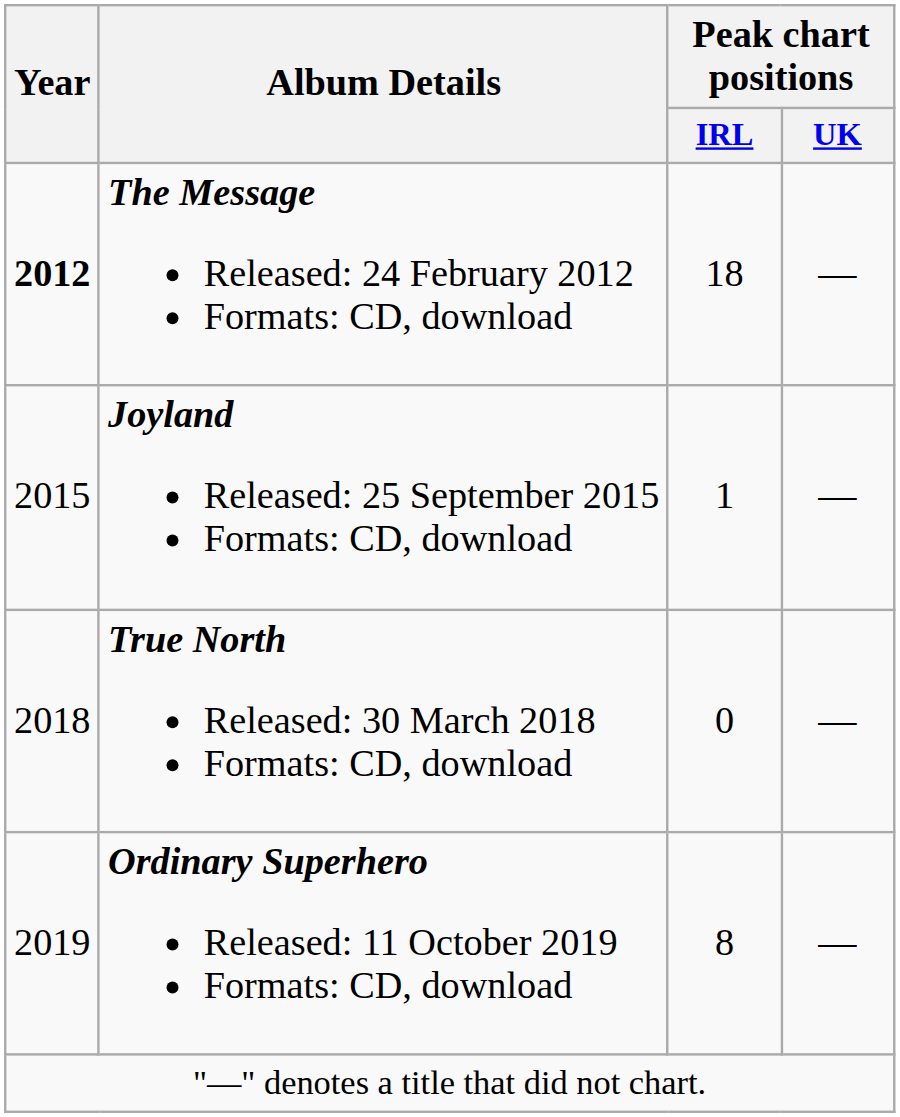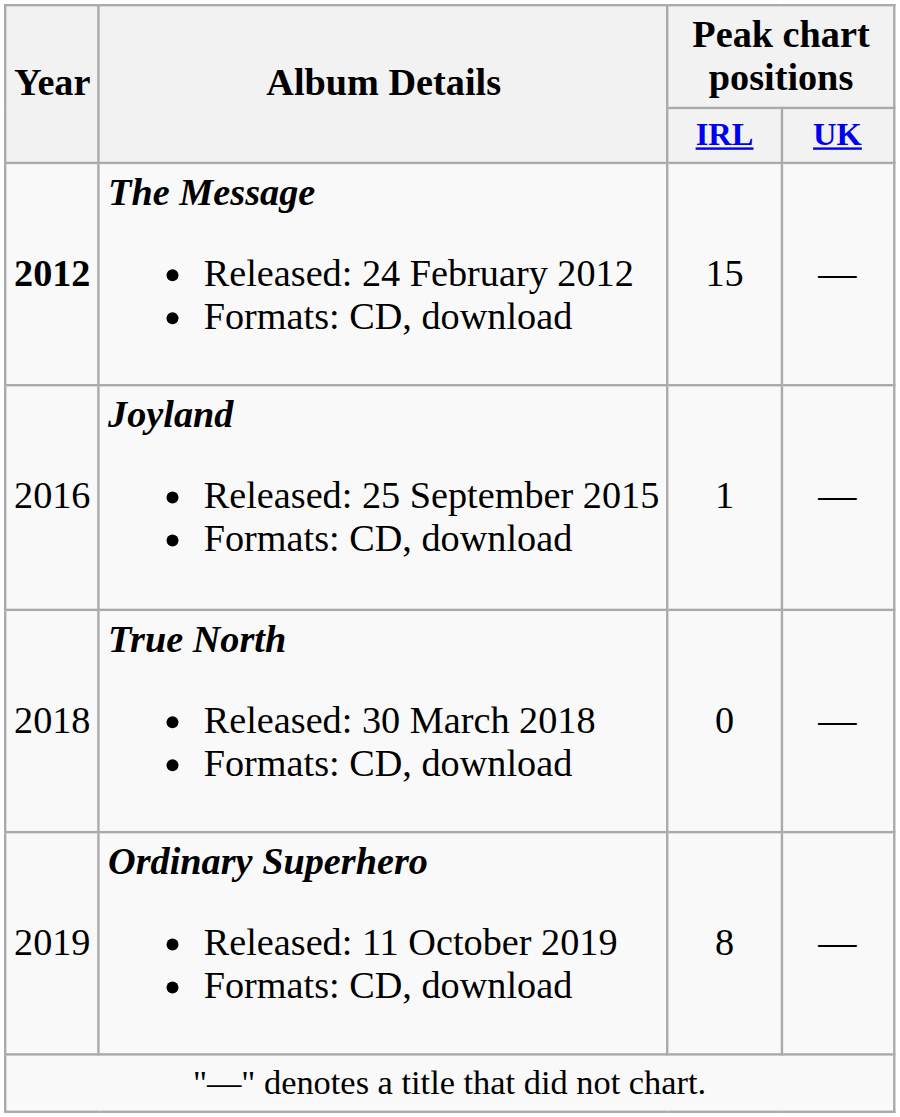(725, 273) 18 -> (725, 273) 15
(52, 496) 2015 -> (52, 496) 2016
